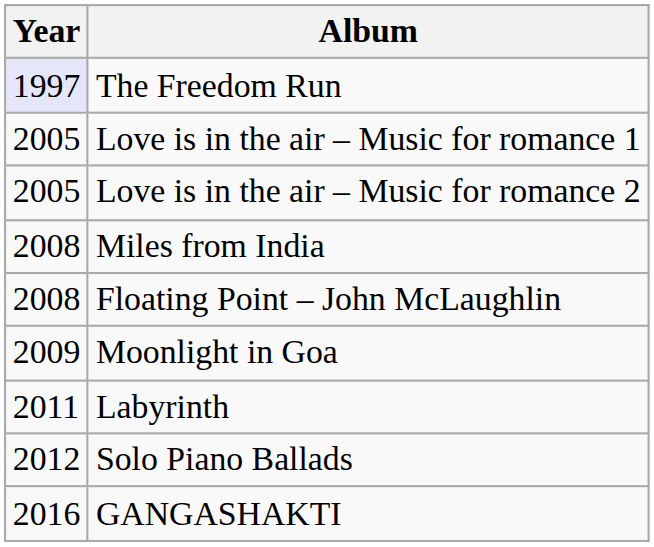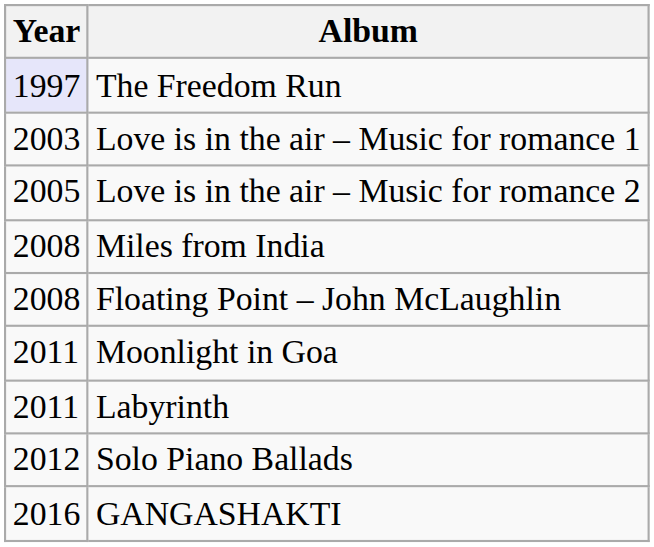(47, 138) 2005 -> (47, 138) 2003
(47, 352) 2009 -> (46, 352) 2011
